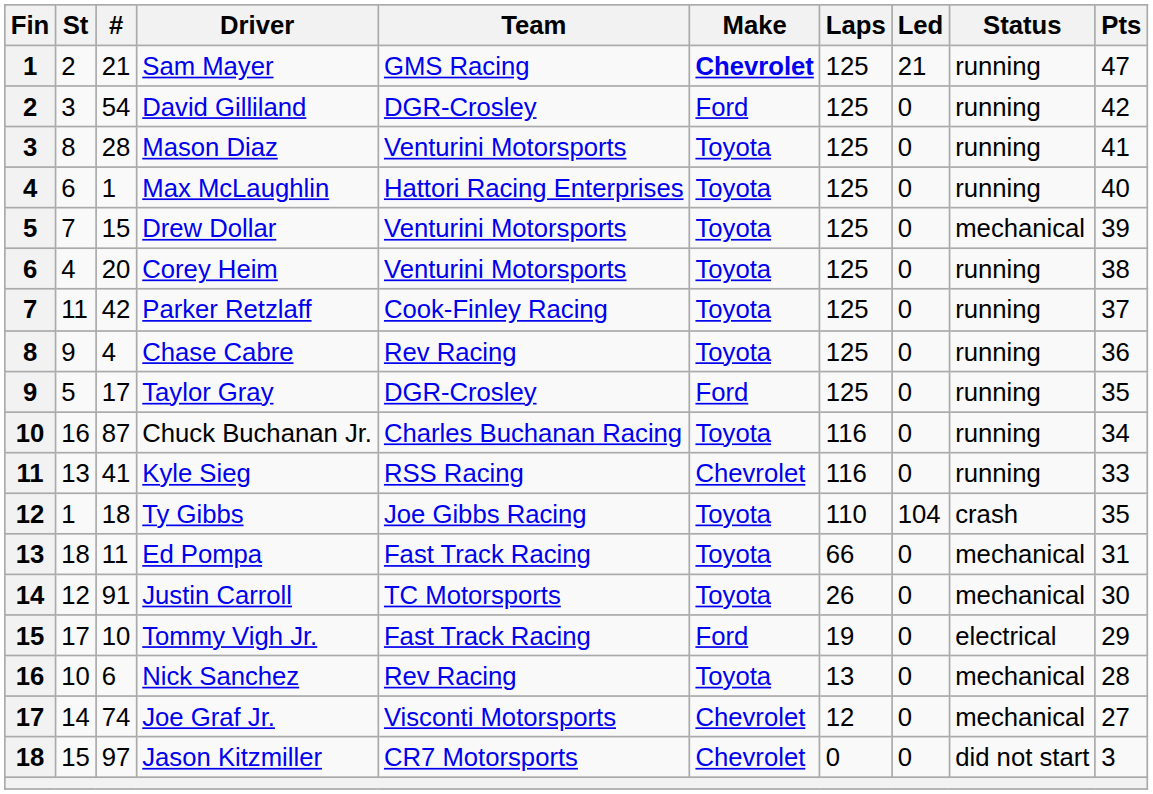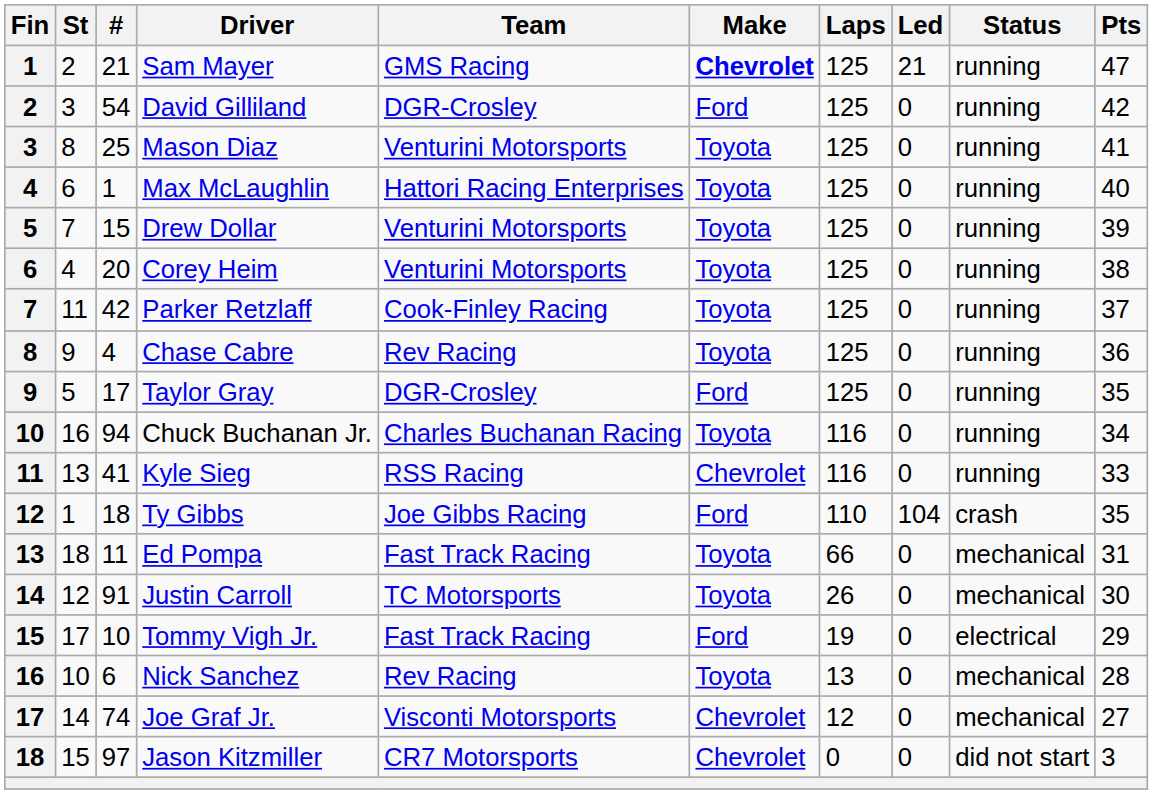(116, 147) 28 -> (116, 147) 25
(1020, 229) mechanical -> (998, 229) running
(116, 432) 87 -> (116, 432) 94
(733, 513) Toyota -> (722, 513) Ford
